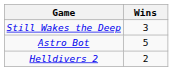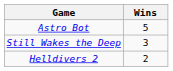rows swapped: (64, 43) <-> (64, 28)
